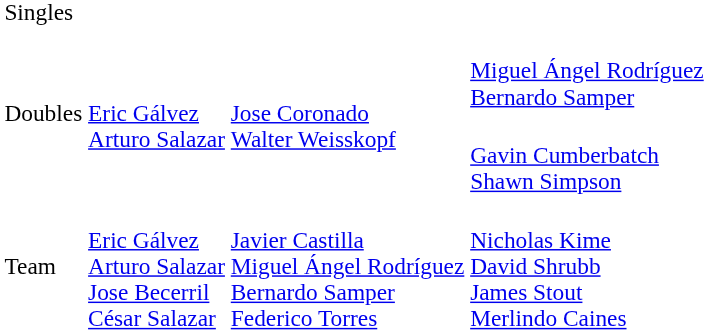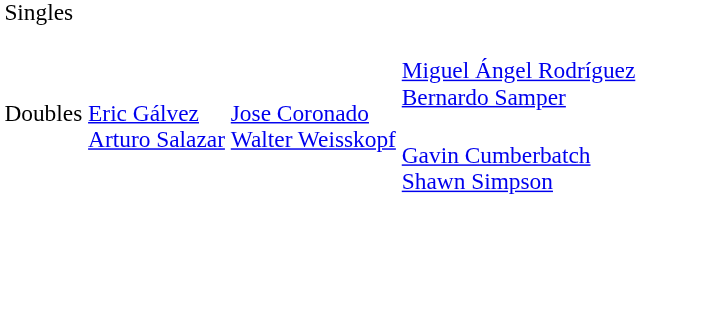- row: (30, 266)
